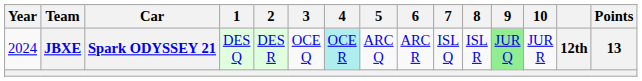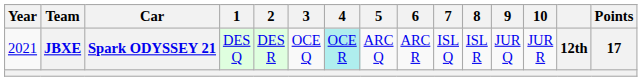(23, 48) 2024 -> (23, 48) 2021
(508, 48) lightgreen background -> (508, 48) no background
(614, 48) 13 -> (614, 48) 17
